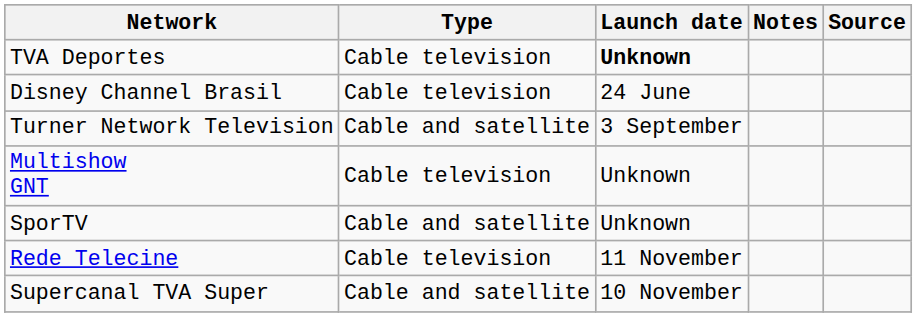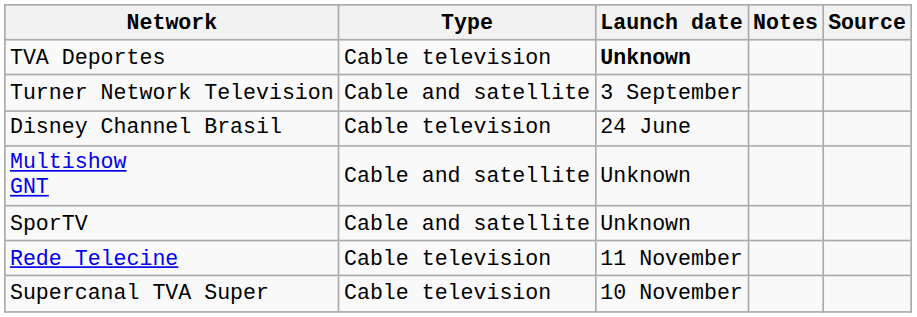rows swapped: (146, 93) <-> (172, 128)
(448, 176) Cable television -> (467, 176) Cable and satellite
(467, 294) Cable and satellite -> (448, 294) Cable television
